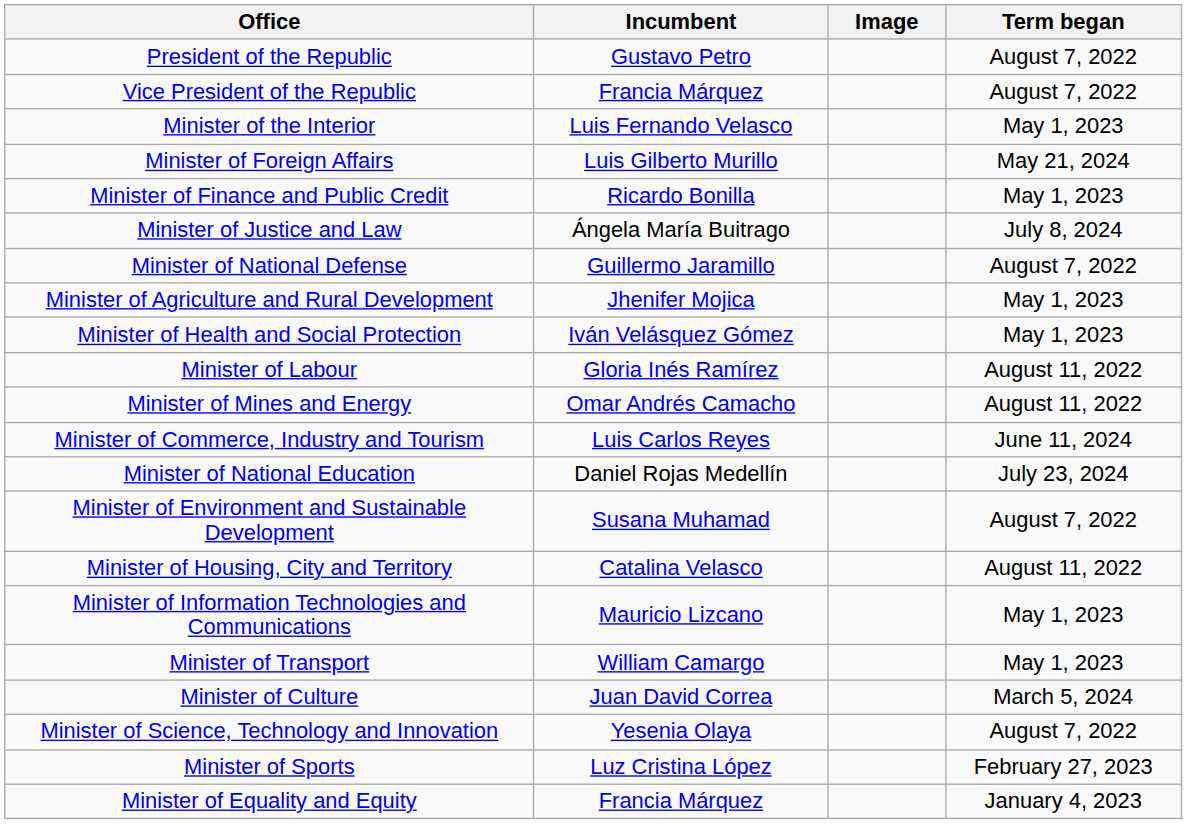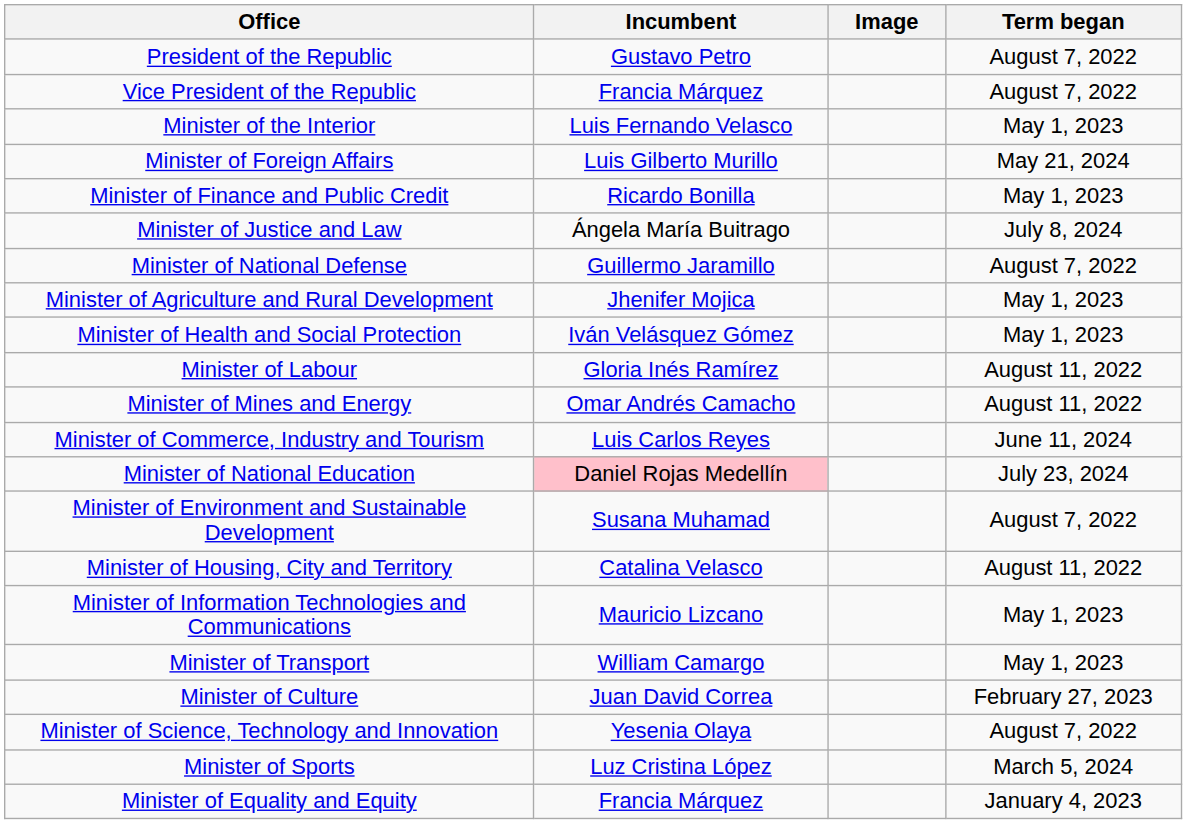(681, 473) no background -> (681, 473) pink background
(1063, 696) March 5, 2024 -> (1063, 696) February 27, 2023
(1063, 766) February 27, 2023 -> (1063, 766) March 5, 2024
